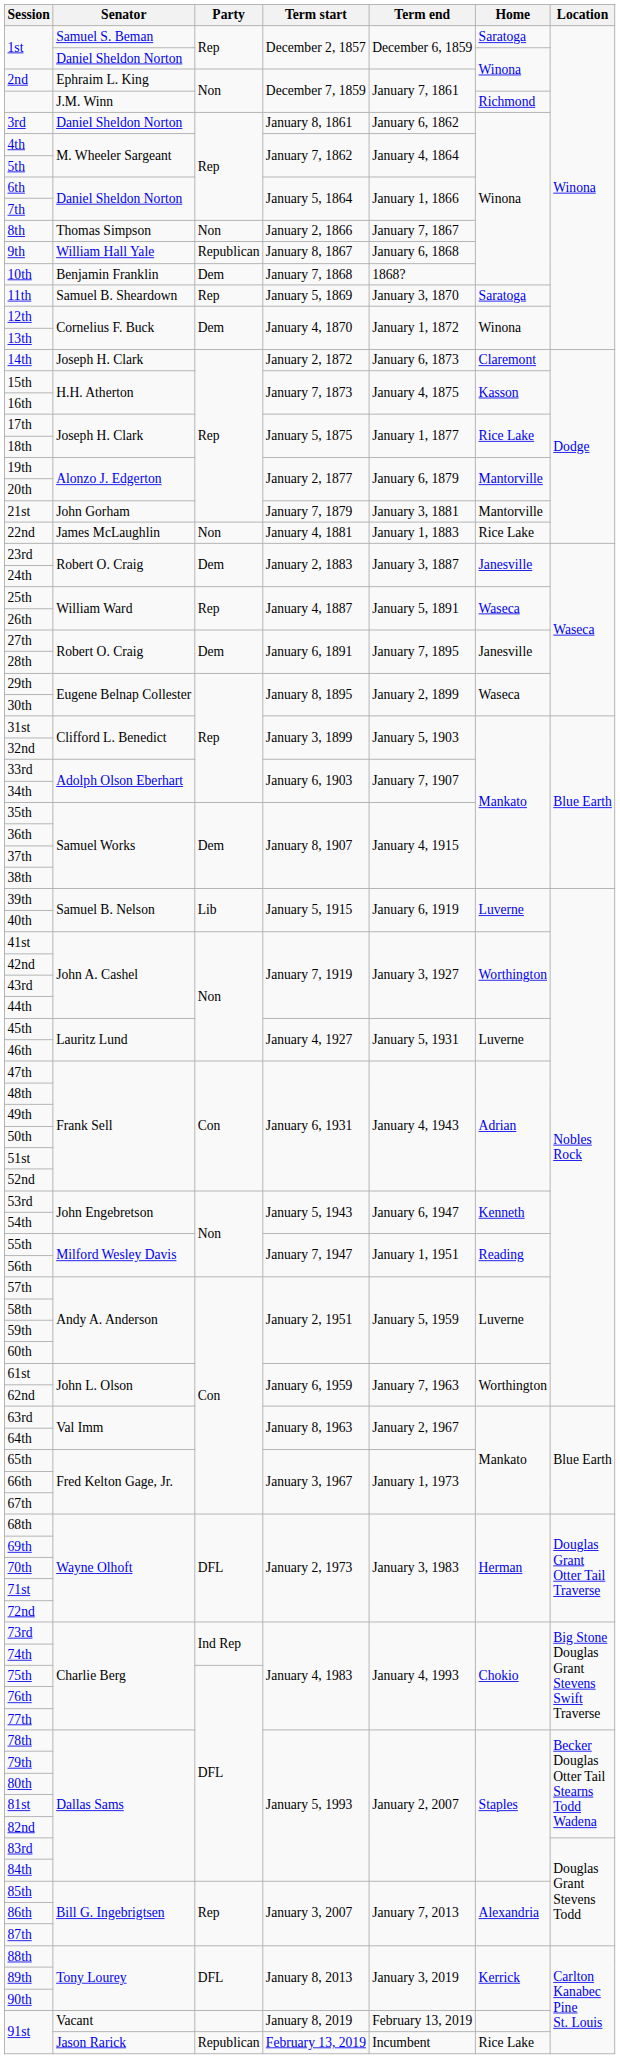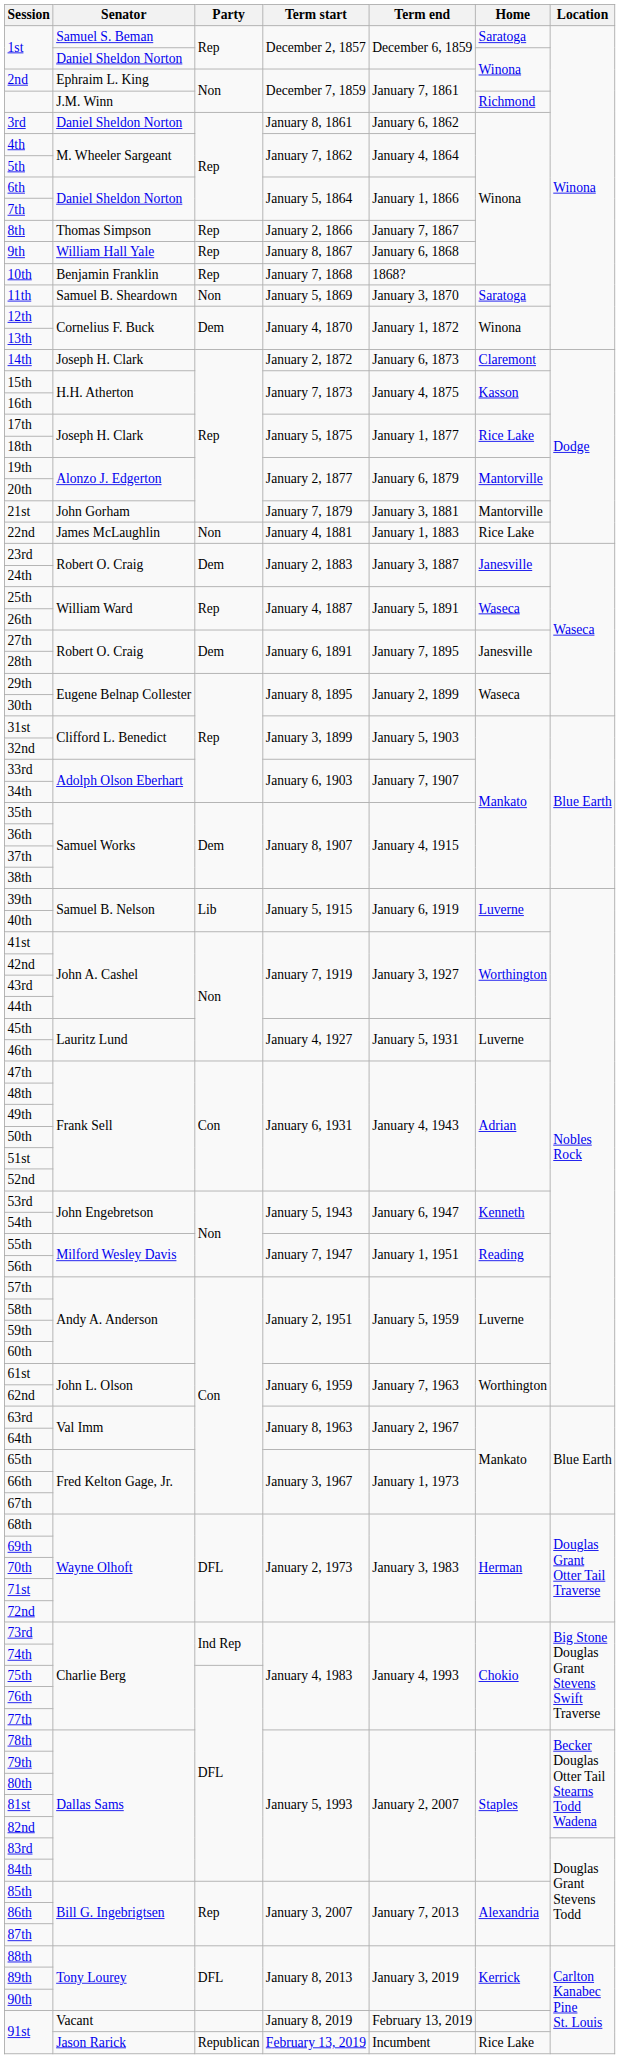(209, 230) Non -> (209, 230) Rep
(229, 252) Republican -> (209, 252) Rep
(211, 274) Dem -> (209, 274) Rep
(209, 295) Rep -> (209, 295) Non
